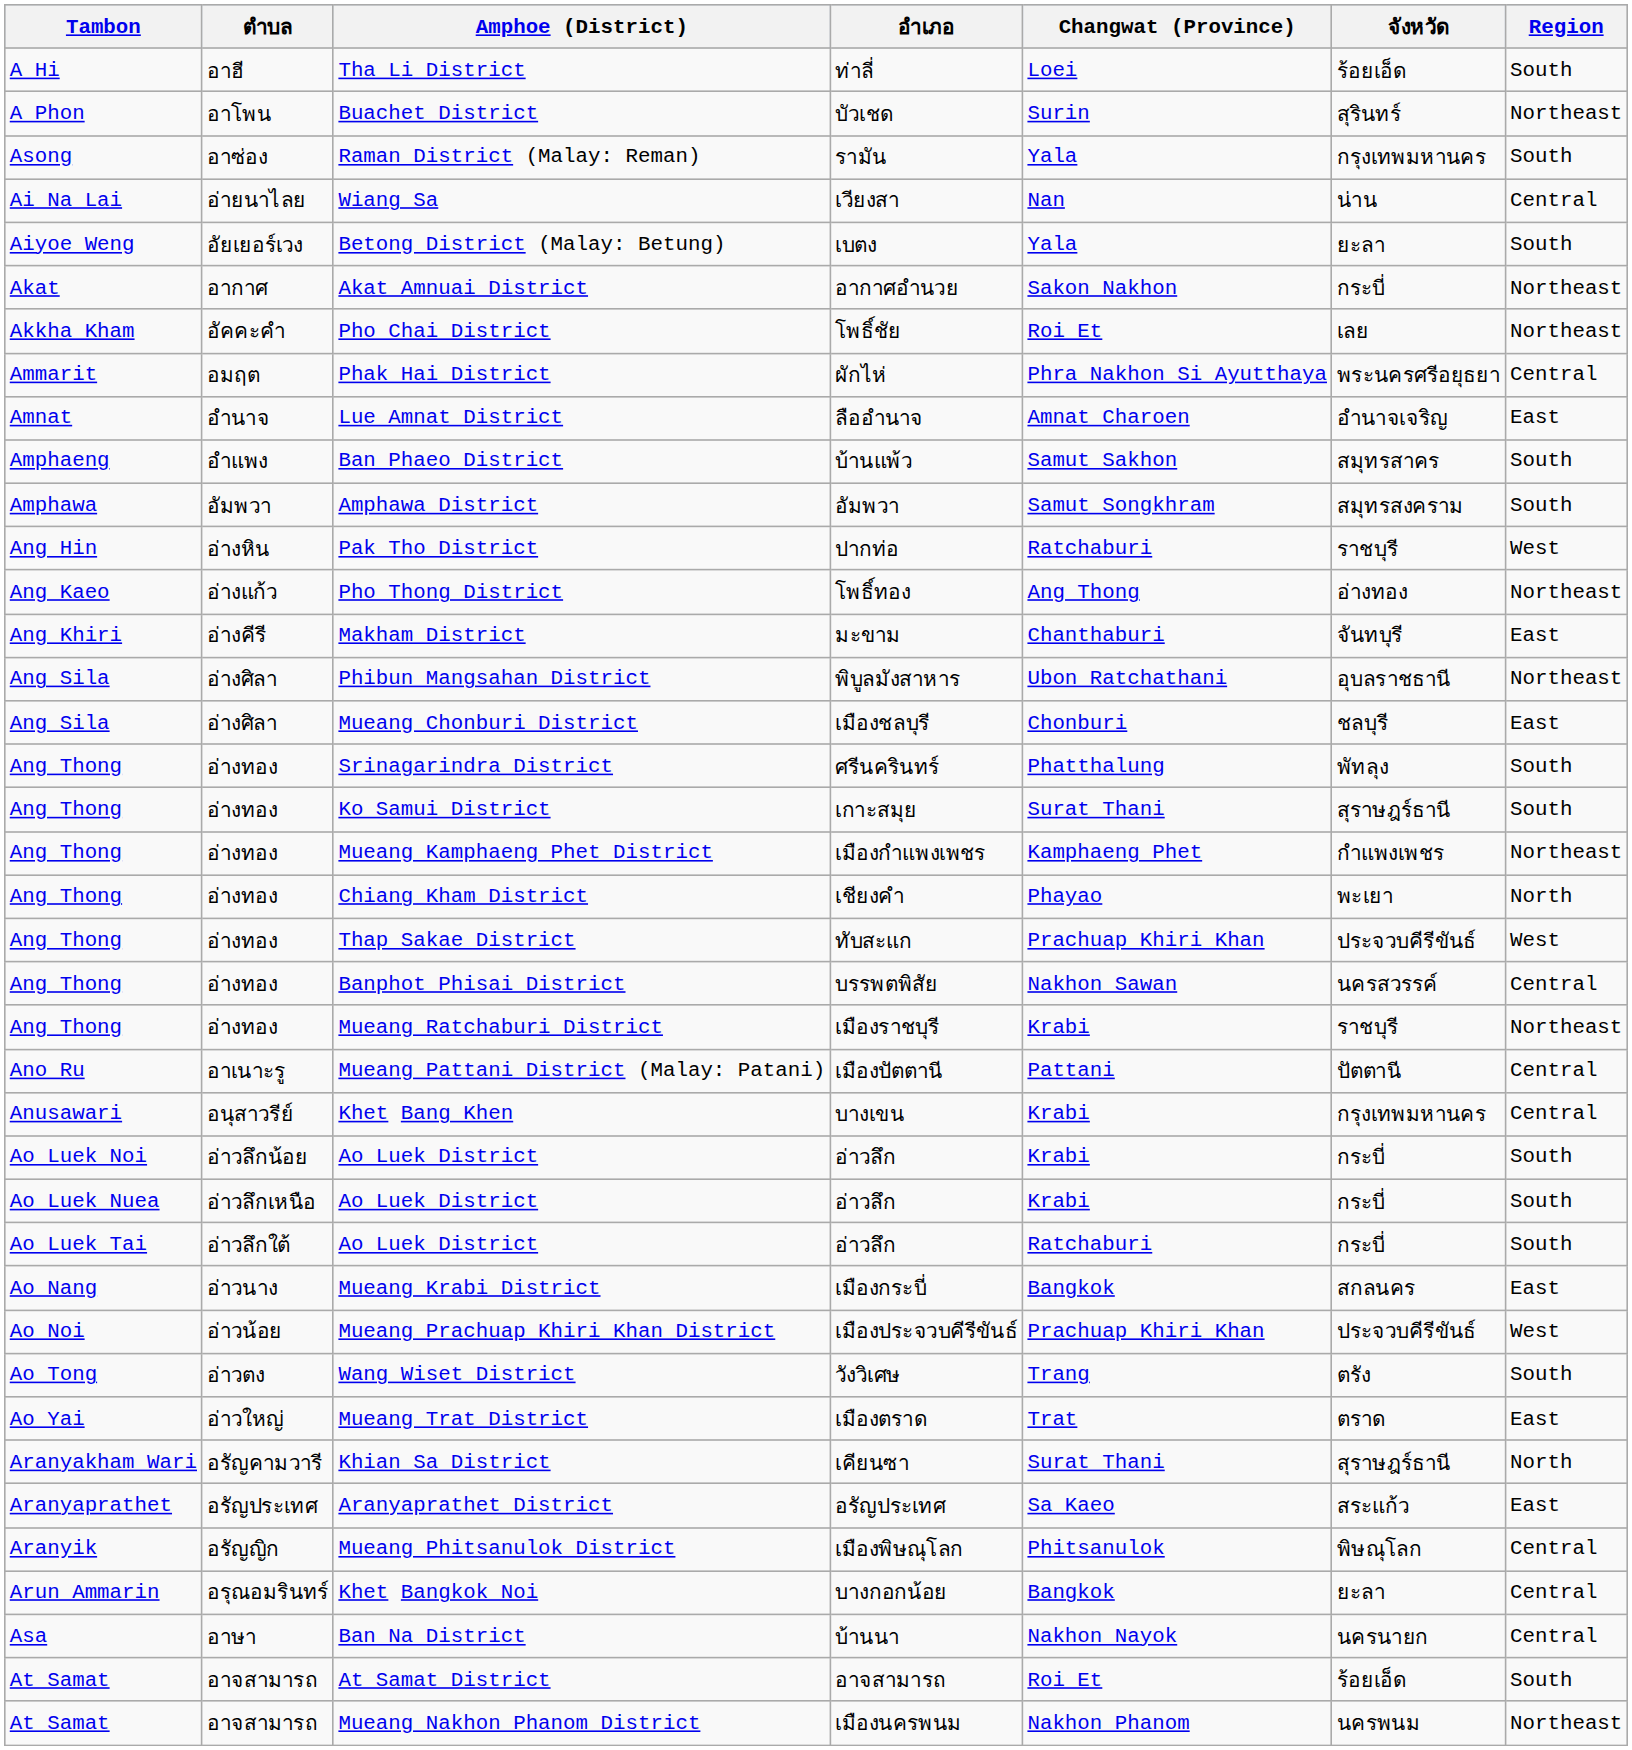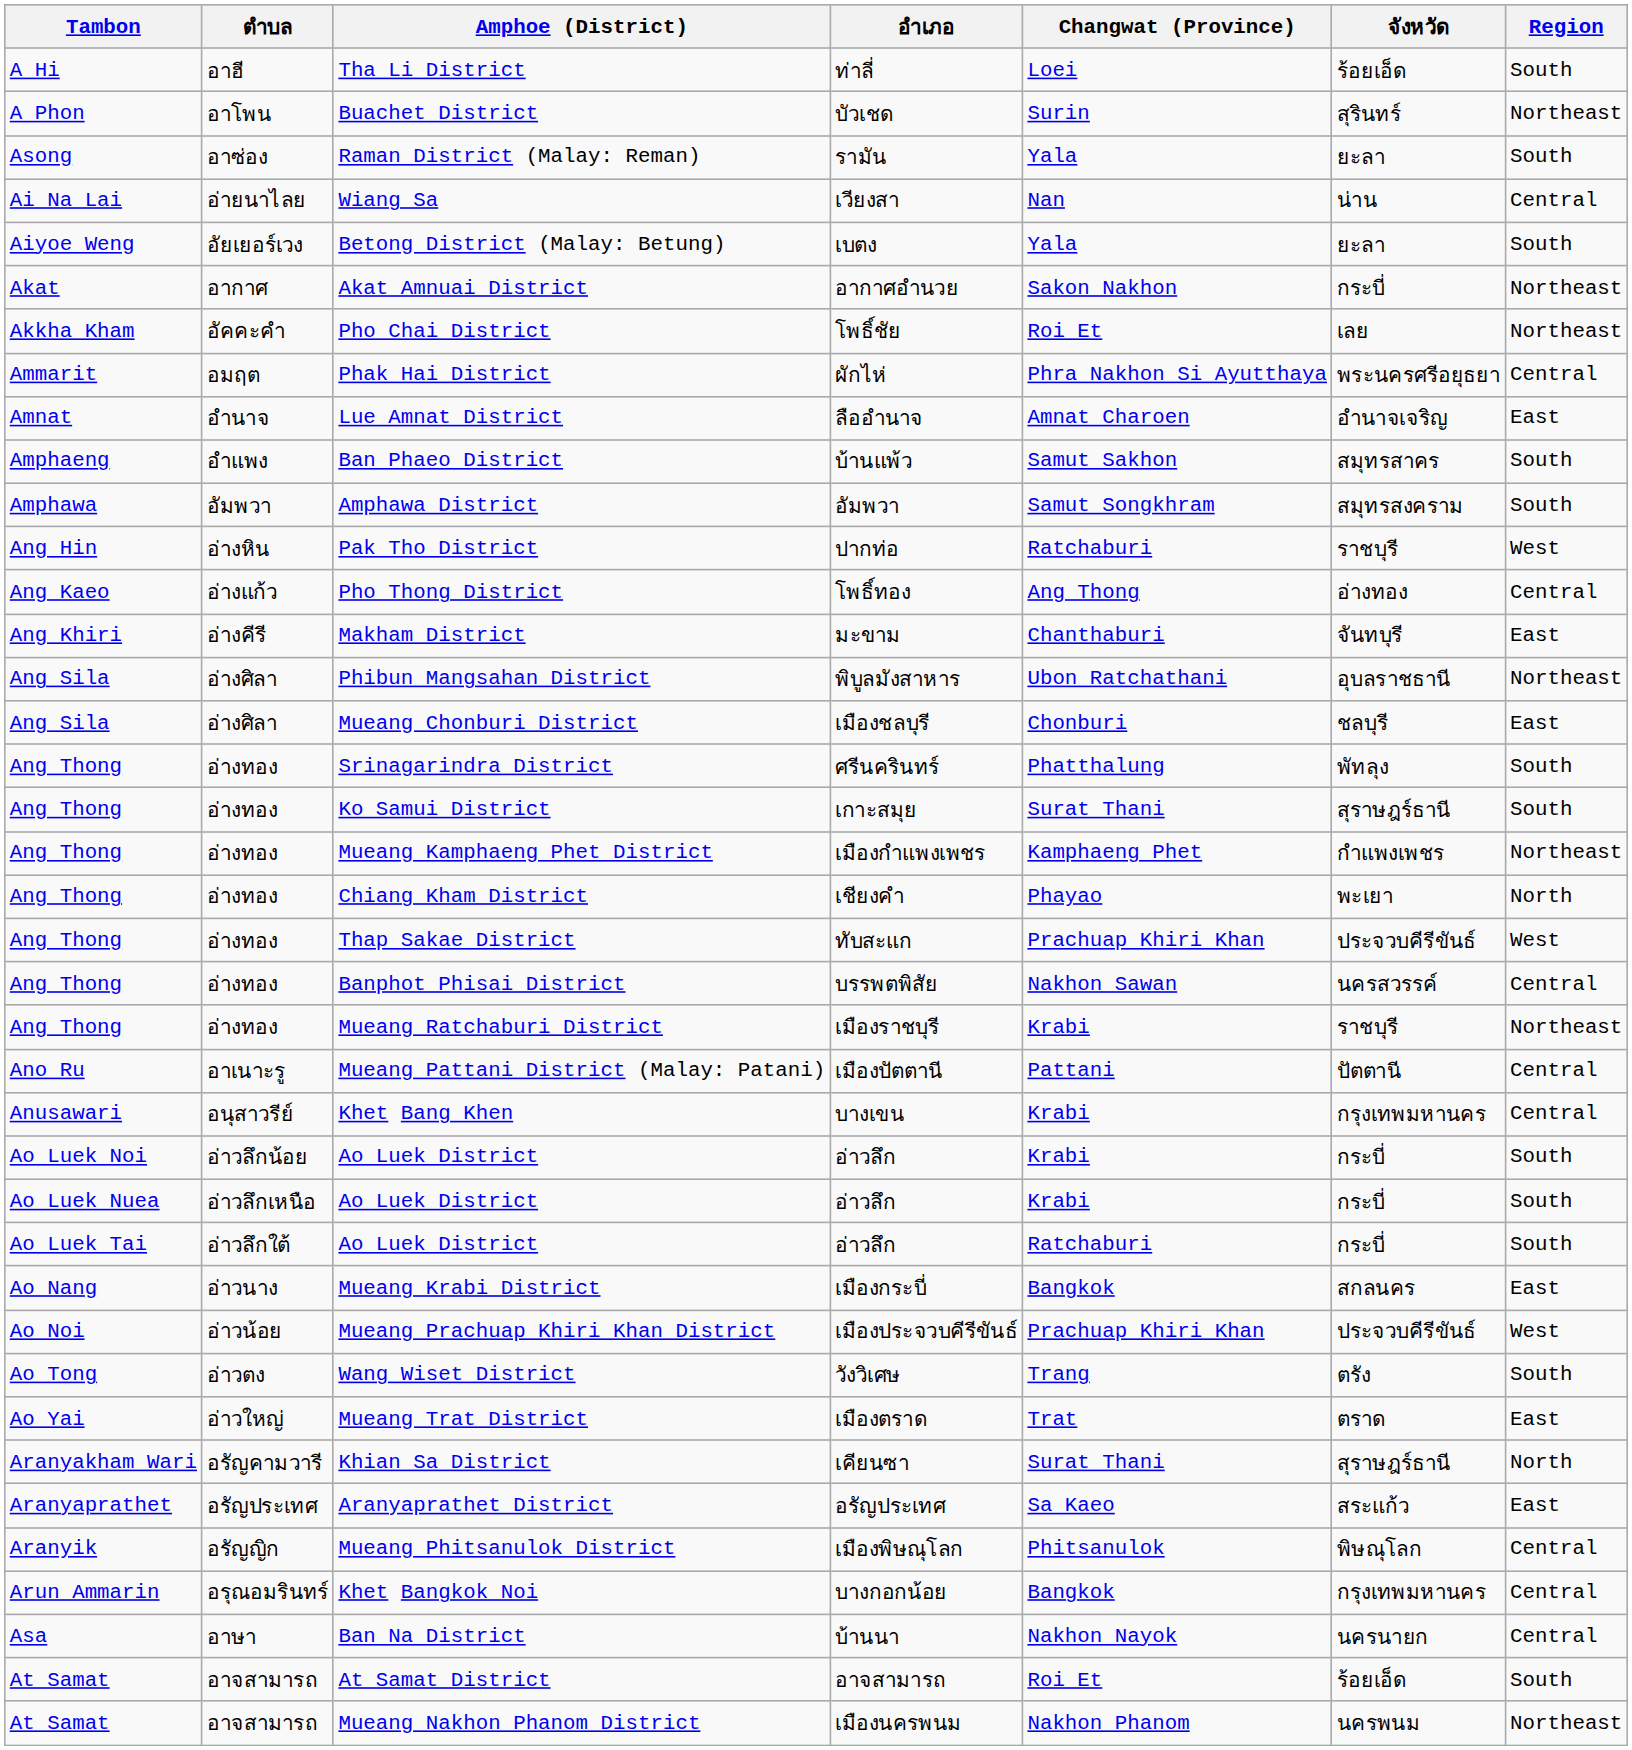(1411, 159) กรุงเทพมหานคร -> (1361, 159) ยะลา
(1566, 592) Northeast -> (1554, 592) Central
(1361, 1594) ยะลา -> (1411, 1594) กรุงเทพมหานคร
